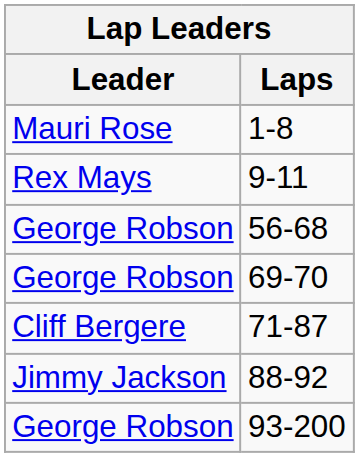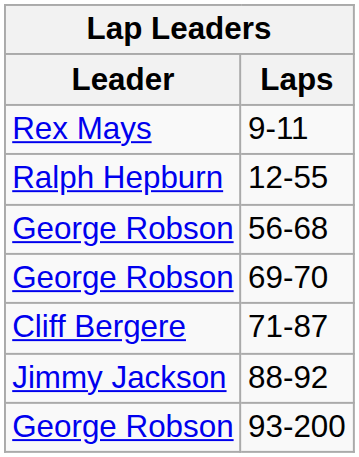- row: (271, 128)
+ row: (288, 178)
